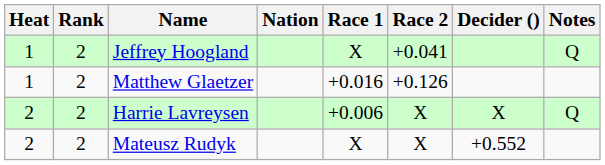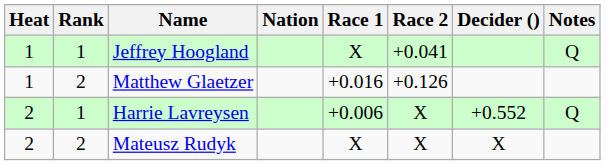(81, 50) 2 -> (81, 50) 1
(81, 112) 2 -> (81, 112) 1
(499, 112) X -> (499, 112) +0.552
(499, 143) +0.552 -> (499, 143) X
